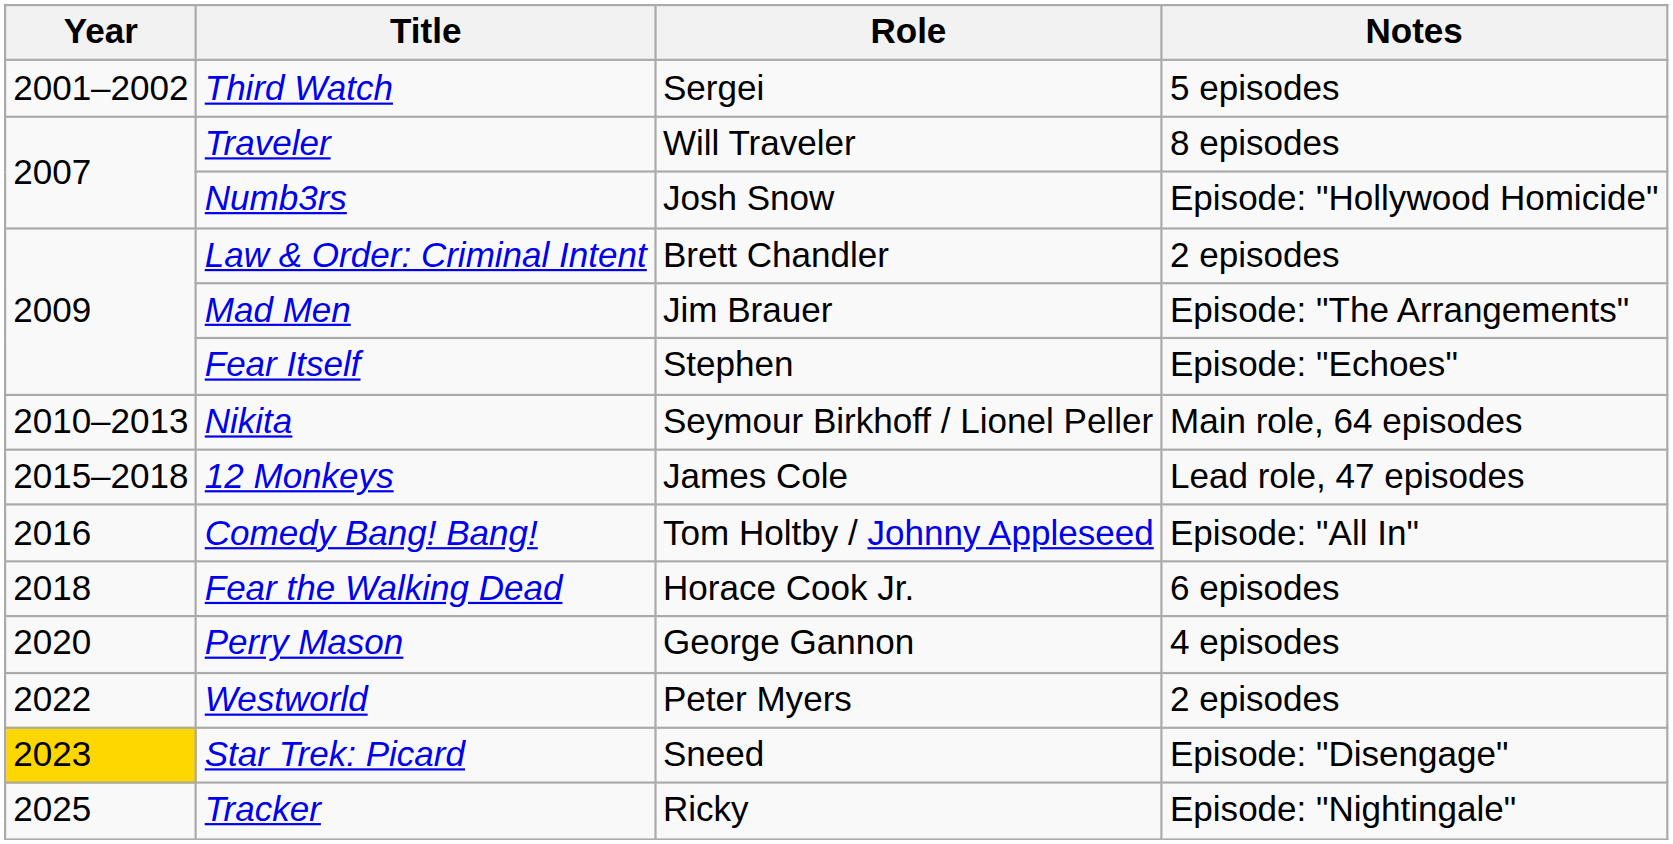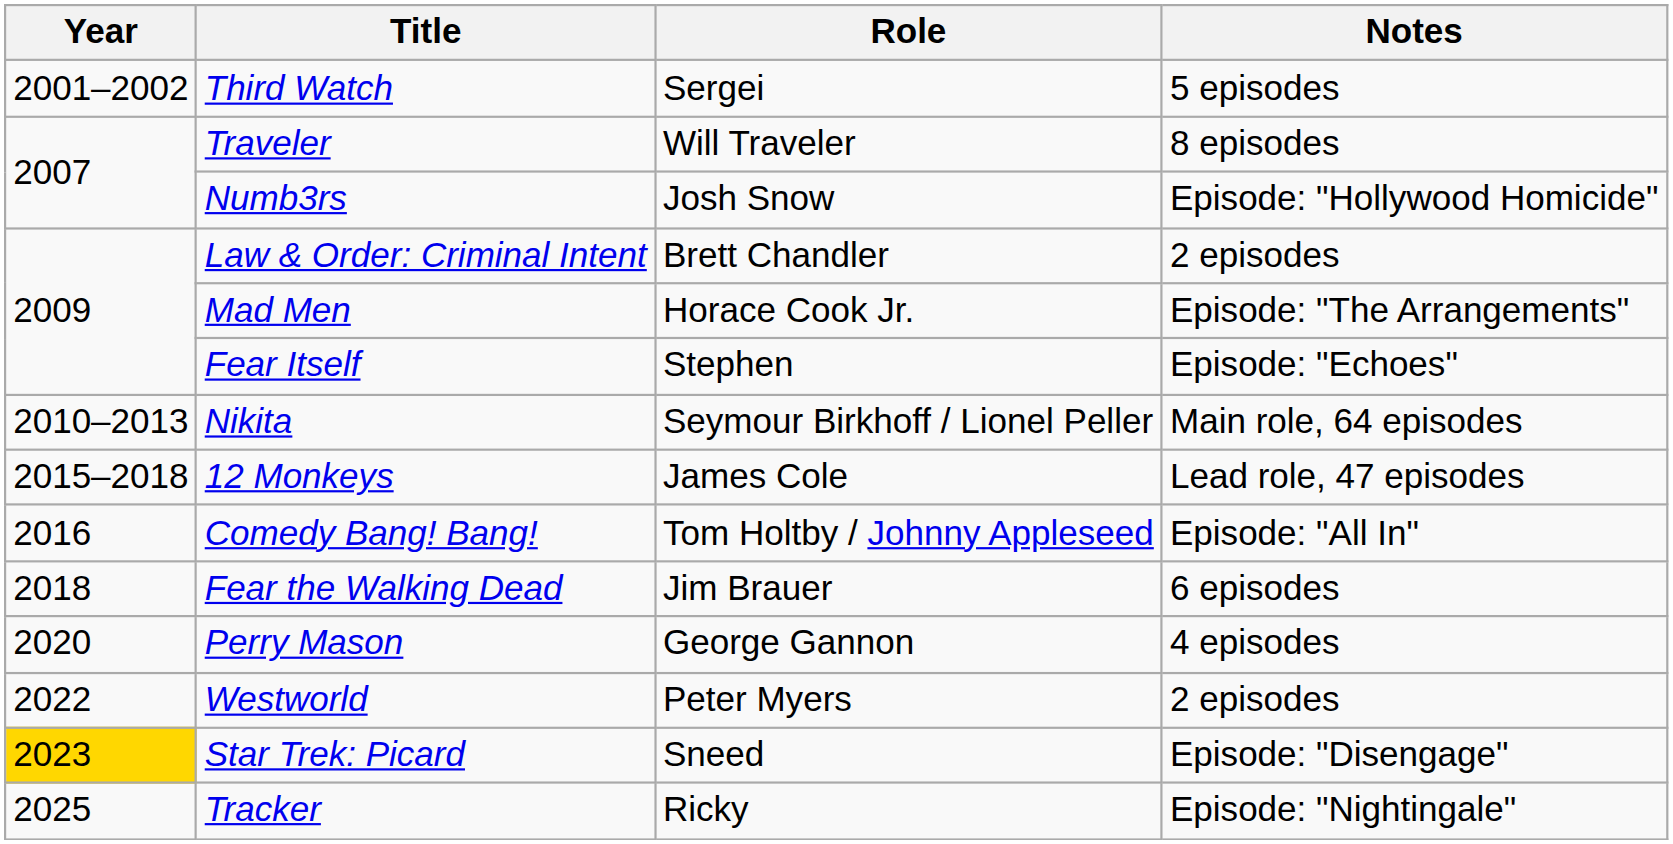(748, 310) Jim Brauer -> (789, 310) Horace Cook Jr.
(789, 587) Horace Cook Jr. -> (748, 587) Jim Brauer
